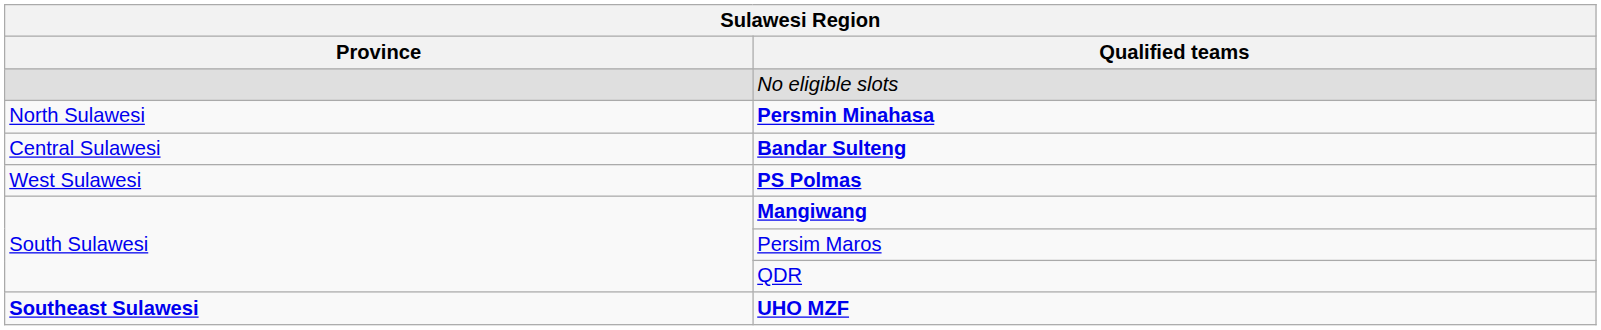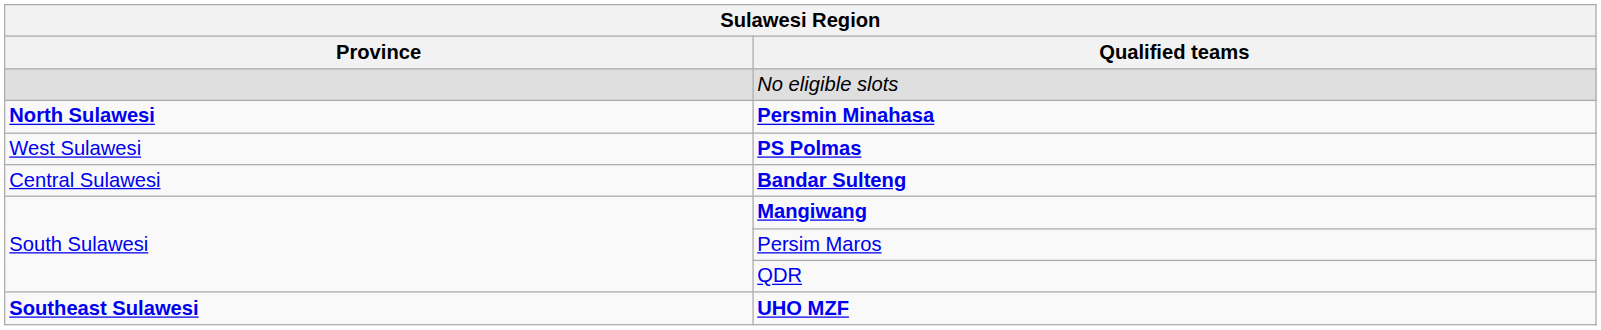(77, 116) normal -> (82, 116) bold
rows swapped: (832, 148) <-> (809, 180)
